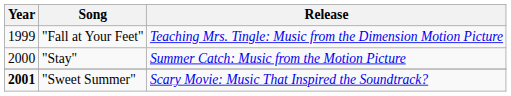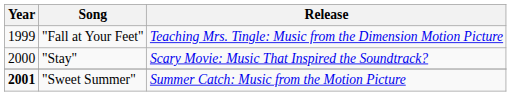(278, 58) Summer Catch: Music from the Motion Picture -> (289, 58) Scary Movie: Music That Inspired the Soundtrack?
(289, 79) Scary Movie: Music That Inspired the Soundtrack? -> (278, 79) Summer Catch: Music from the Motion Picture
